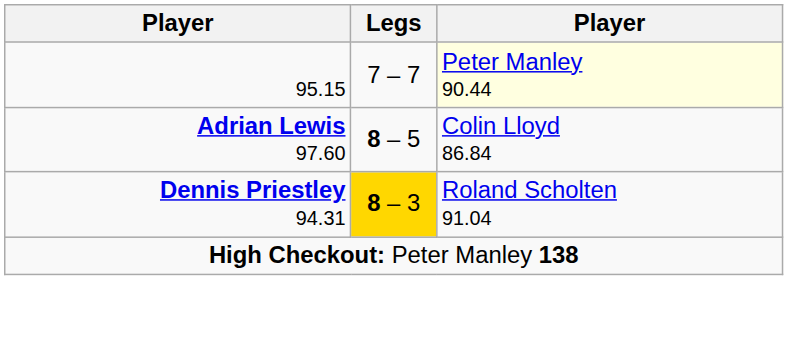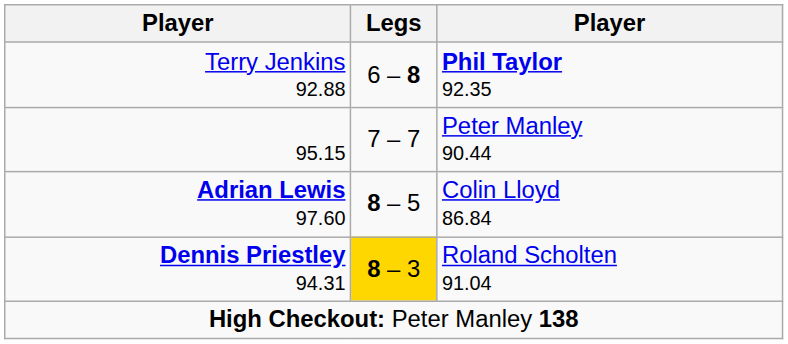+ row: (275, 74)
(512, 74) lightyellow background -> (512, 139) no background
